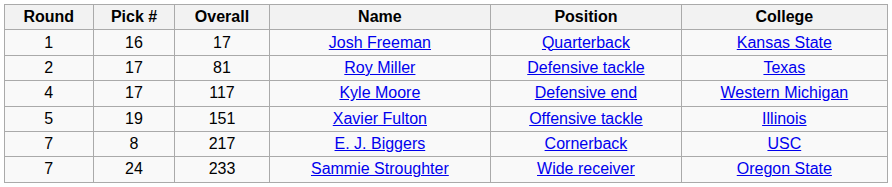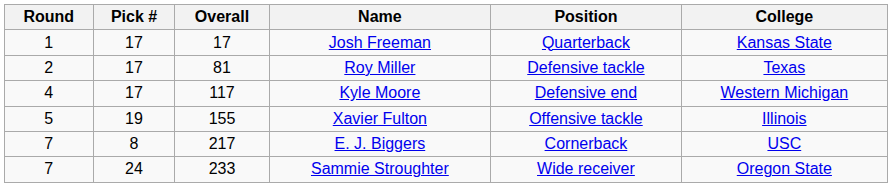(134, 42) 16 -> (134, 42) 17
(222, 118) 151 -> (222, 118) 155
